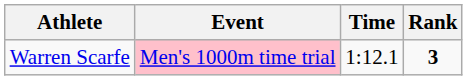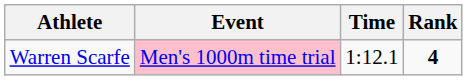(433, 56) 3 -> (433, 56) 4
